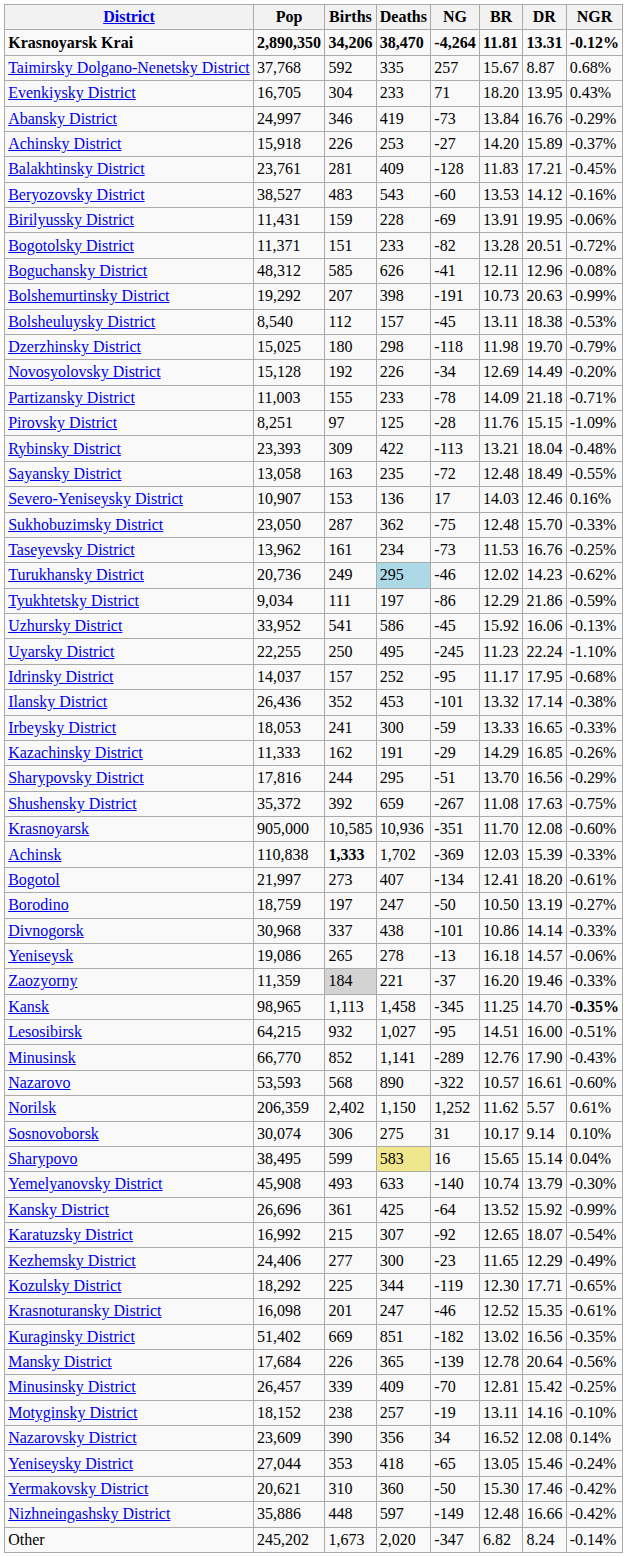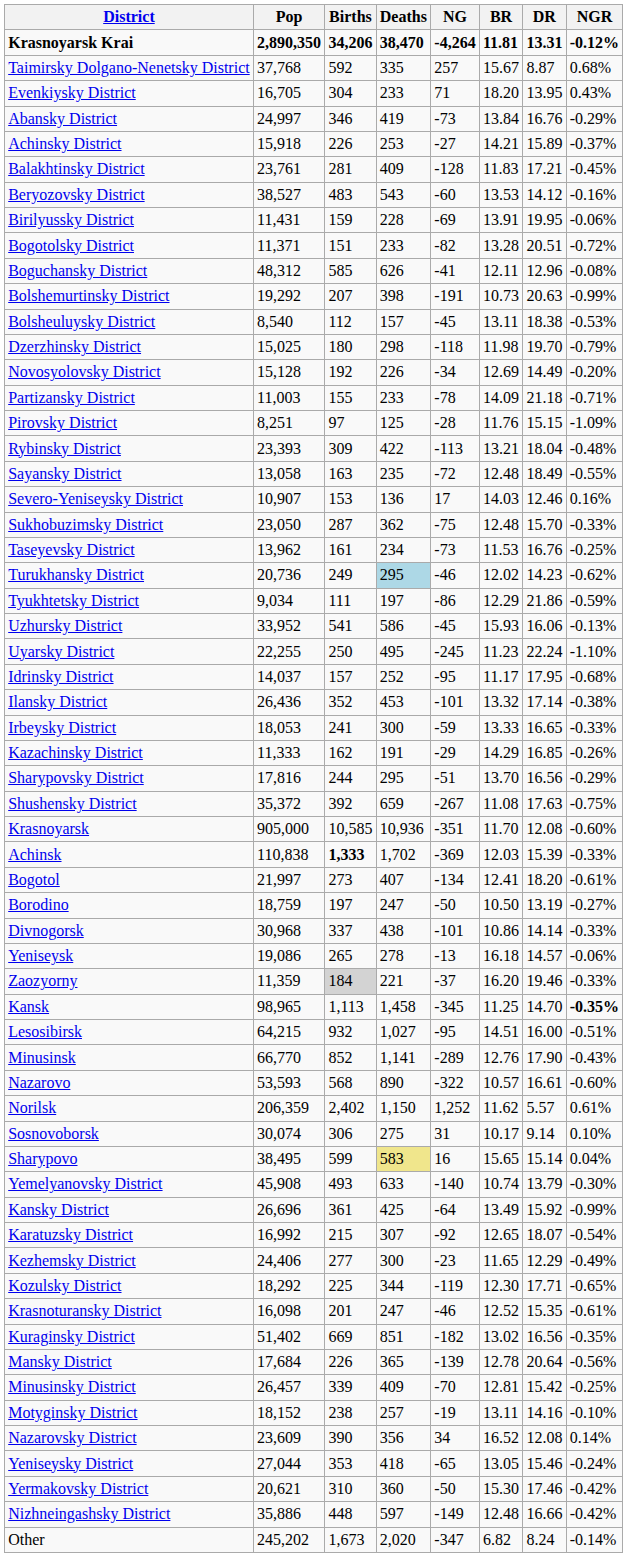(501, 144) 14.20 -> (501, 144) 14.21
(501, 626) 15.92 -> (501, 626) 15.93
(501, 1209) 13.52 -> (501, 1209) 13.49
